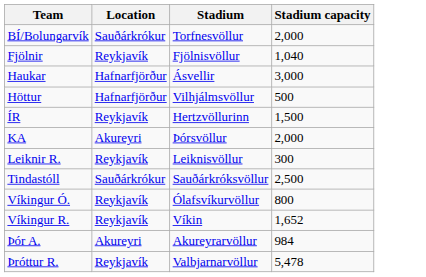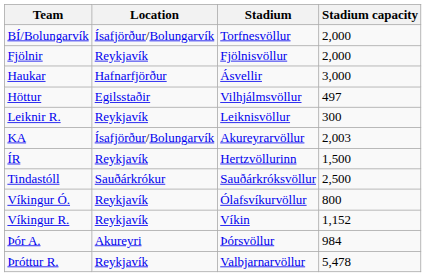(130, 35) Sauðárkrókur -> (154, 35) Ísafjörður/Bolungarvík
(289, 55) 1,040 -> (337, 55) 2,000
(131, 96) Hafnarfjörður -> (122, 96) Egilsstaðir
(284, 96) 500 -> (332, 96) 497
rows swapped: (14, 117) <-> (34, 158)
(118, 138) Akureyri -> (154, 138) Ísafjörður/Bolungarvík
(200, 138) Þórsvöllur -> (262, 138) Akureyrarvöllur
(289, 138) 2,000 -> (337, 138) 2,003
(289, 220) 1,652 -> (337, 220) 1,152
(215, 240) Akureyrarvöllur -> (247, 240) Þórsvöllur
